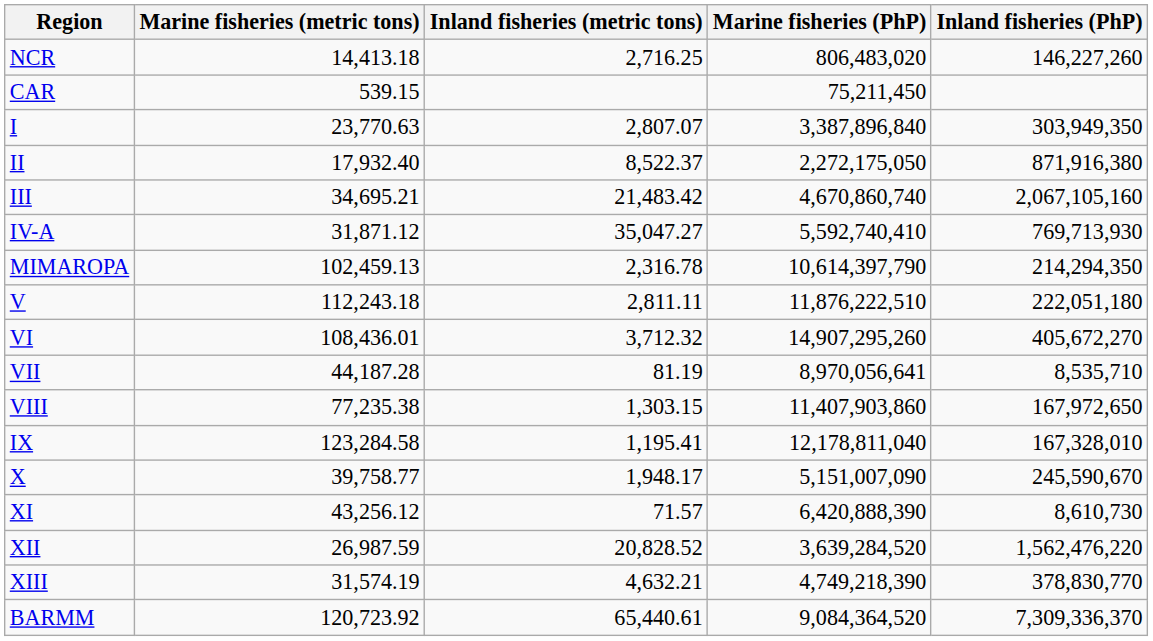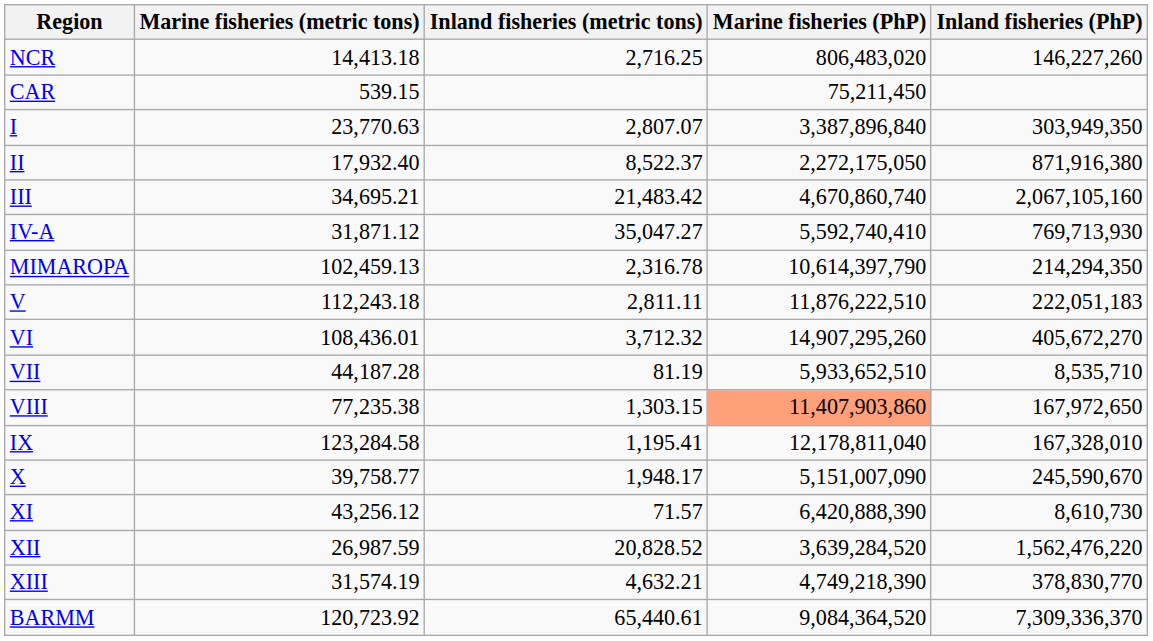(1087, 302) 222,051,180 -> (1087, 302) 222,051,183
(863, 372) 8,970,056,641 -> (863, 372) 5,933,652,510
(858, 407) no background -> (858, 407) lightsalmon background
